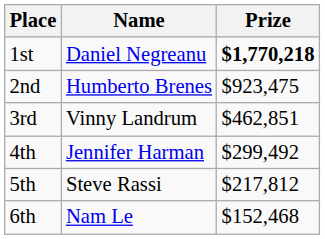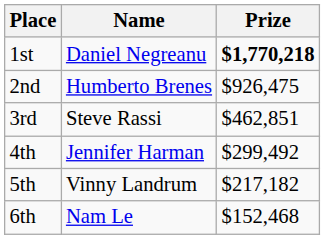(260, 86) $923,475 -> (260, 86) $926,475
(131, 119) Vinny Landrum -> (114, 119) Steve Rassi
(114, 184) Steve Rassi -> (131, 184) Vinny Landrum
(260, 184) $217,812 -> (260, 184) $217,182
